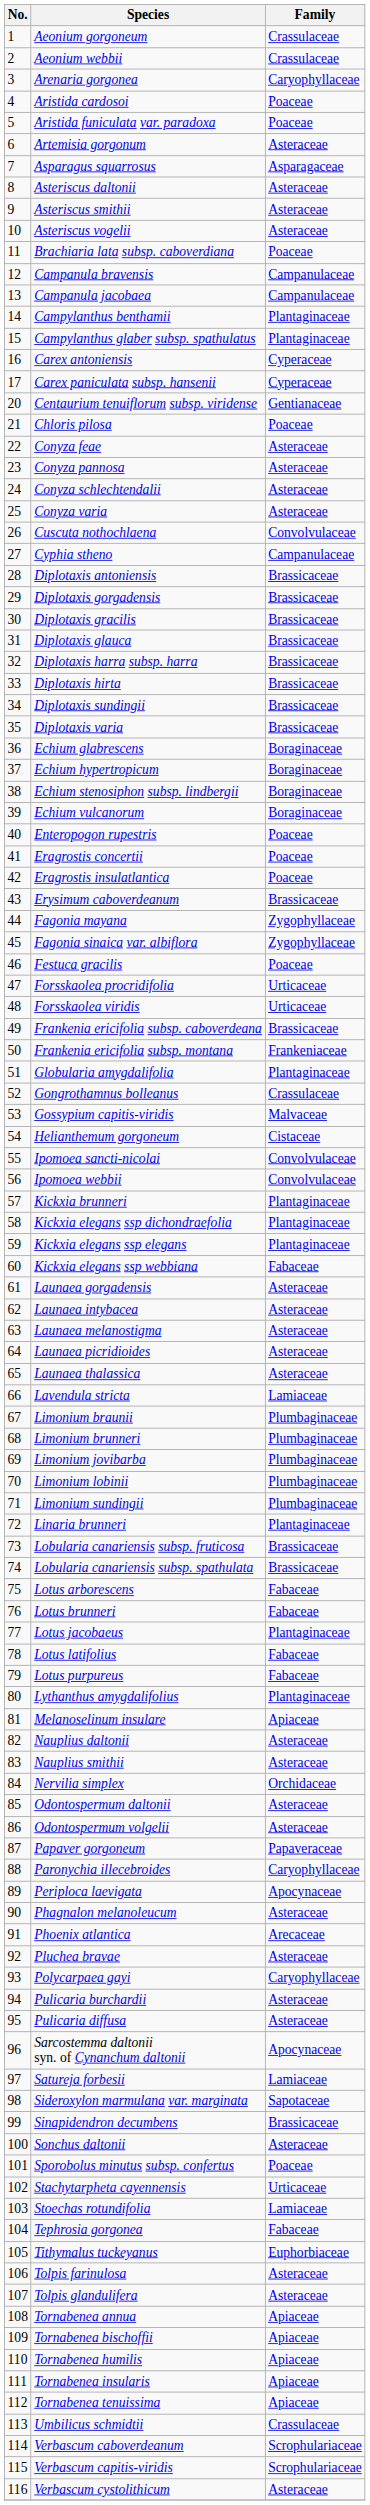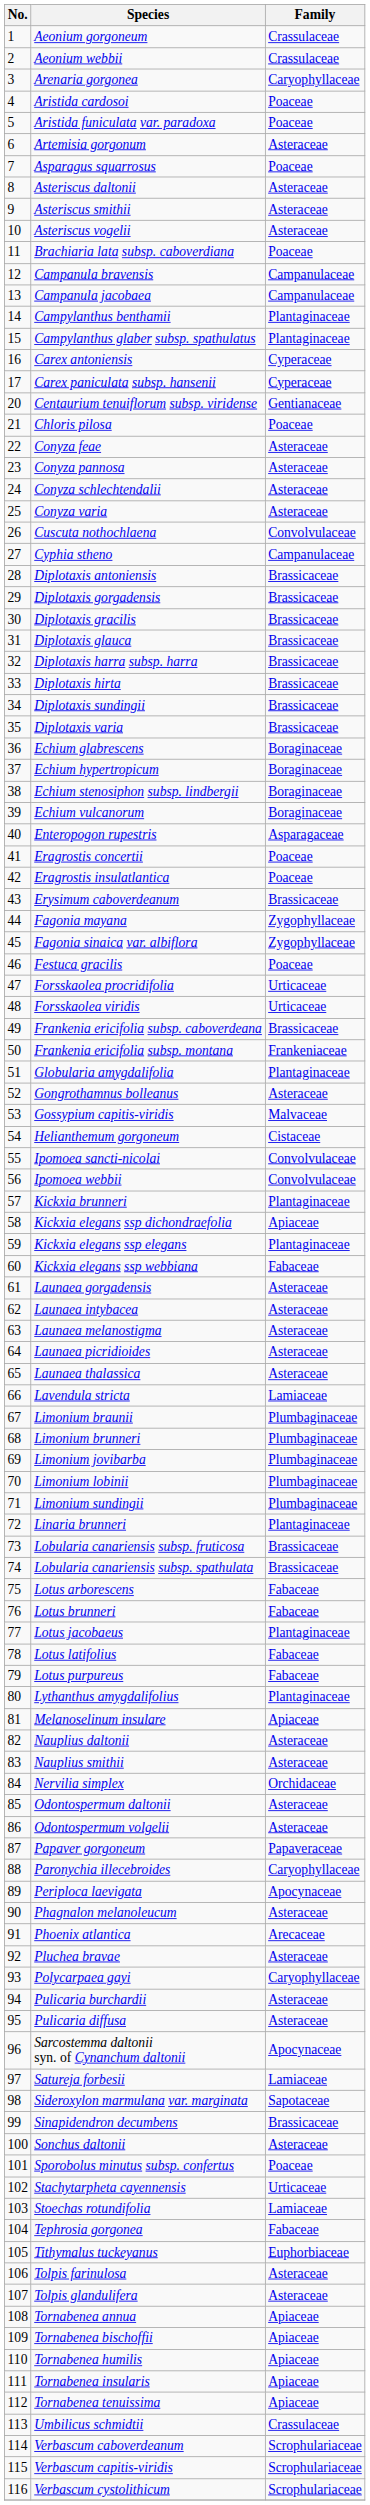(306, 166) Asparagaceae -> (290, 166) Poaceae
(290, 834) Poaceae -> (306, 834) Asparagaceae
(304, 1093) Crassulaceae -> (298, 1093) Asteraceae
(309, 1223) Plantaginaceae -> (293, 1223) Apiaceae
(298, 2489) Asteraceae -> (315, 2489) Scrophulariaceae
